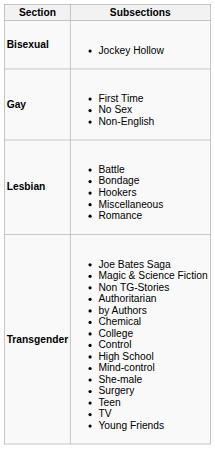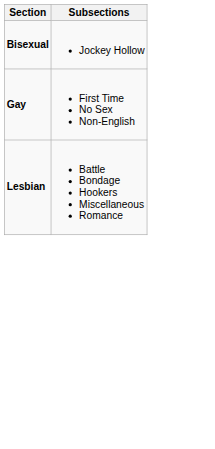- row: (37, 339)
